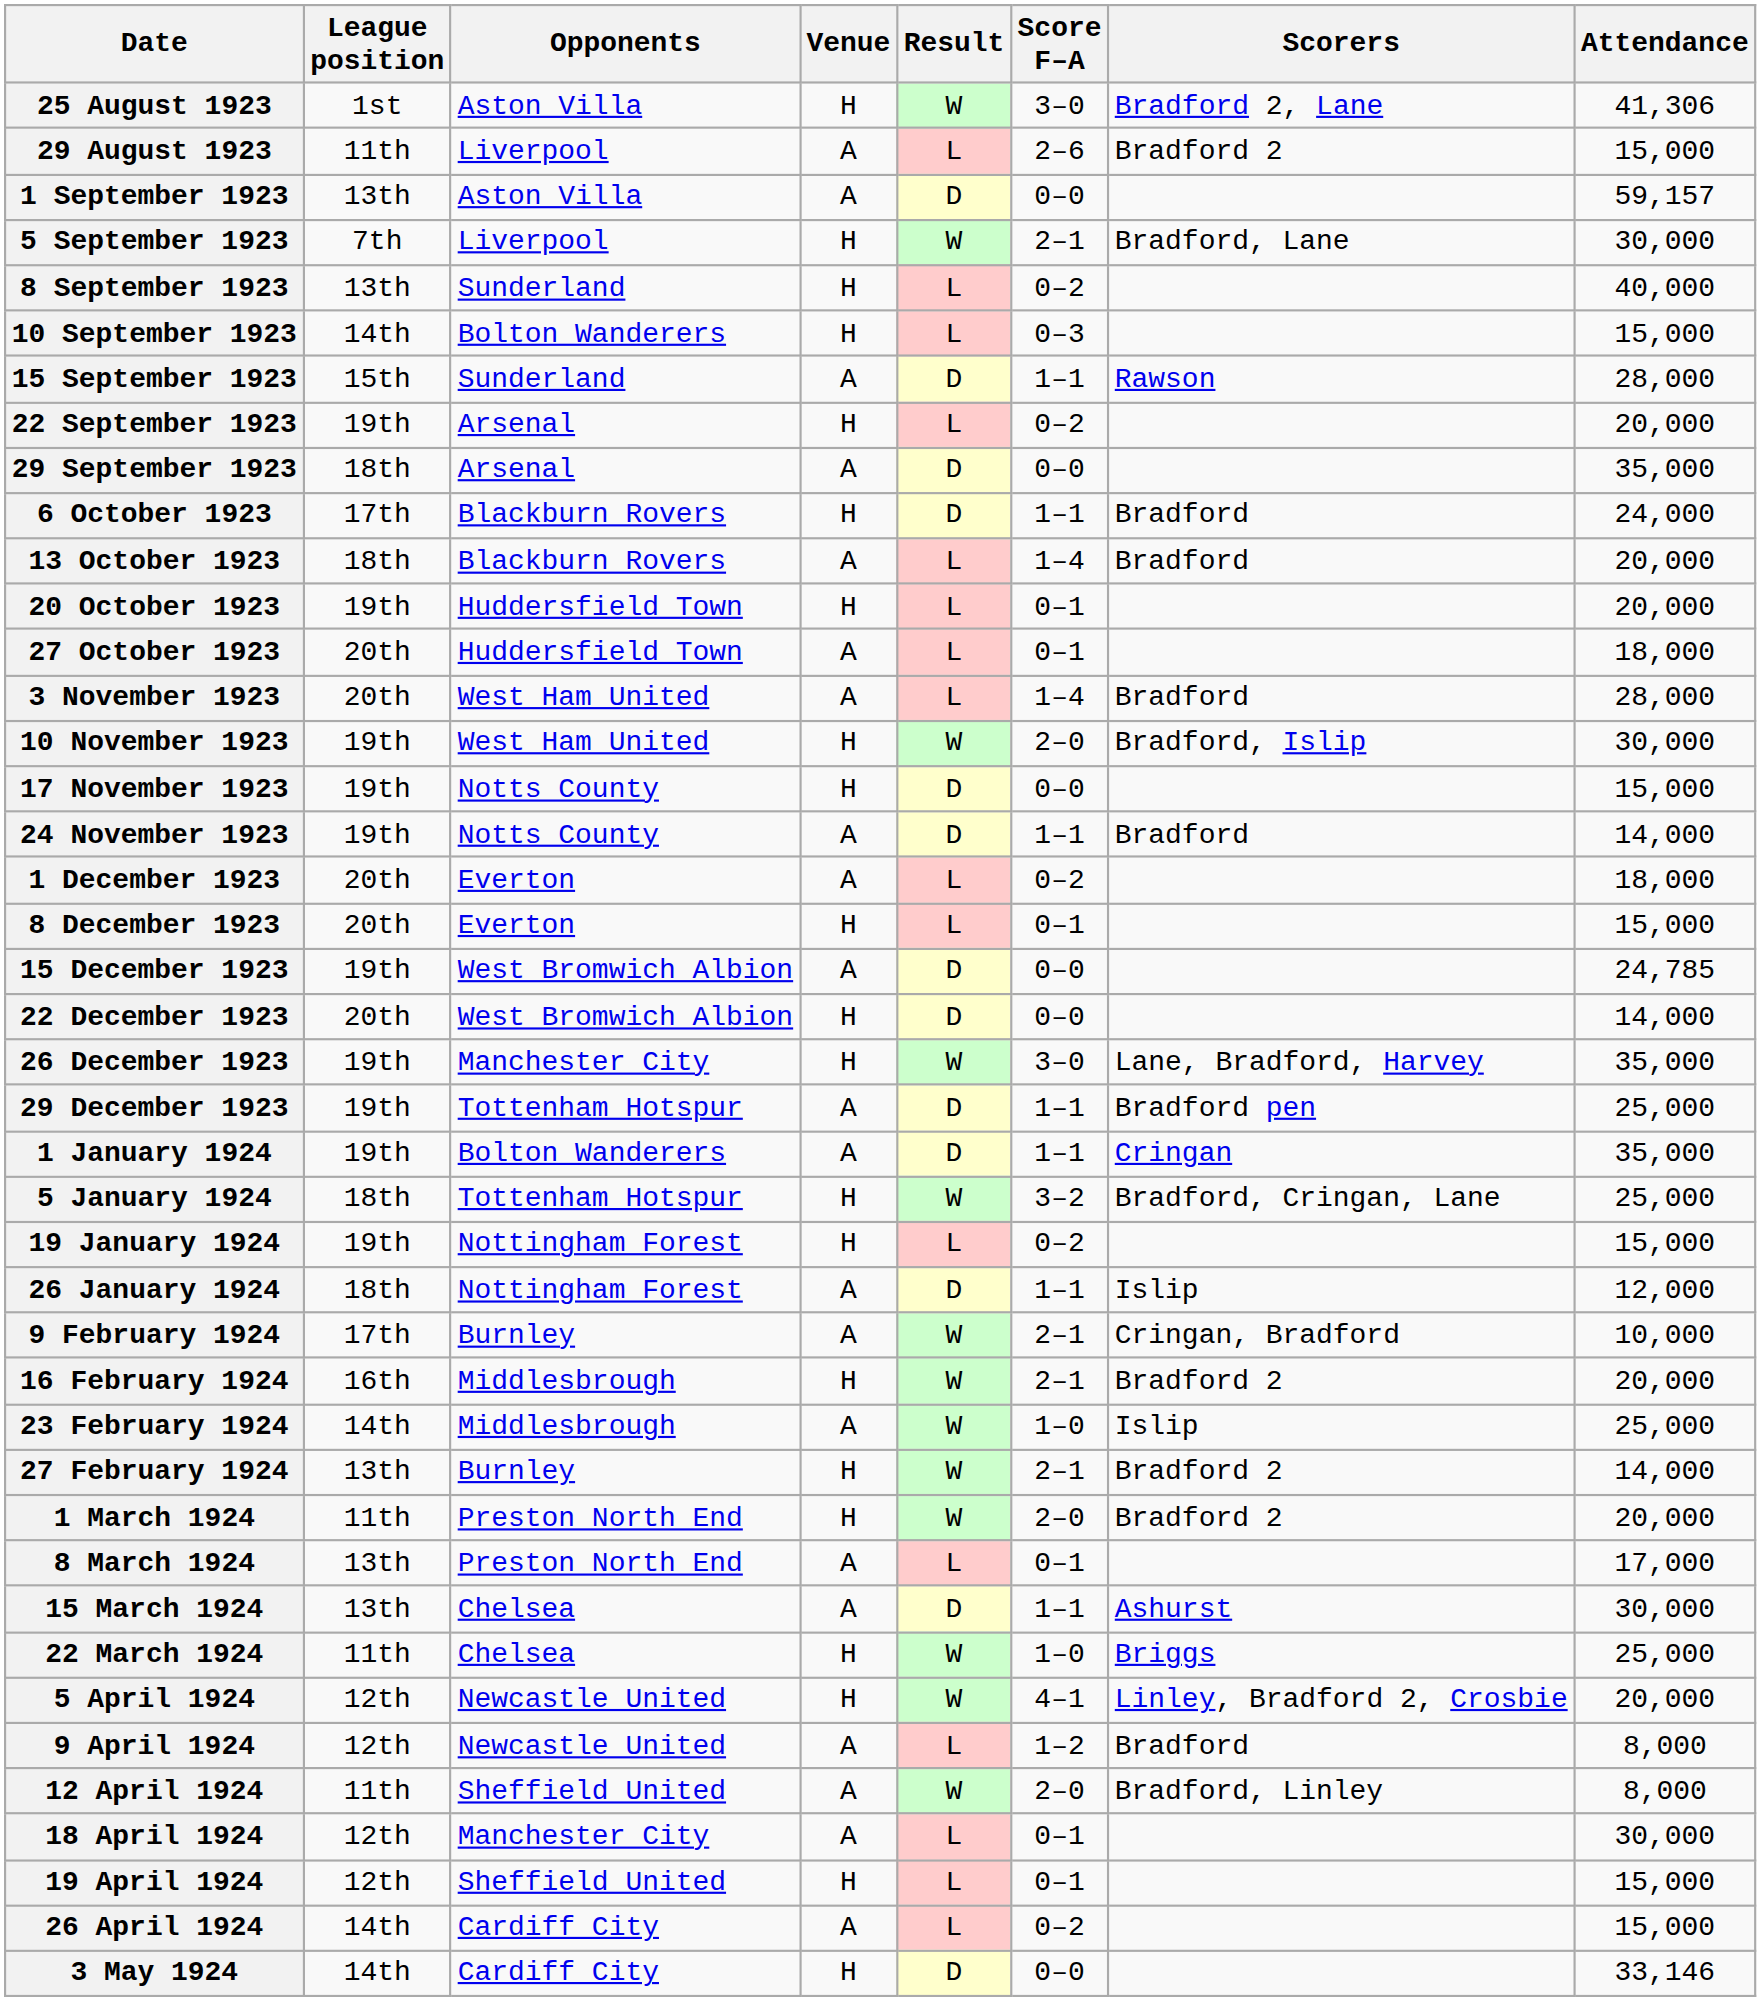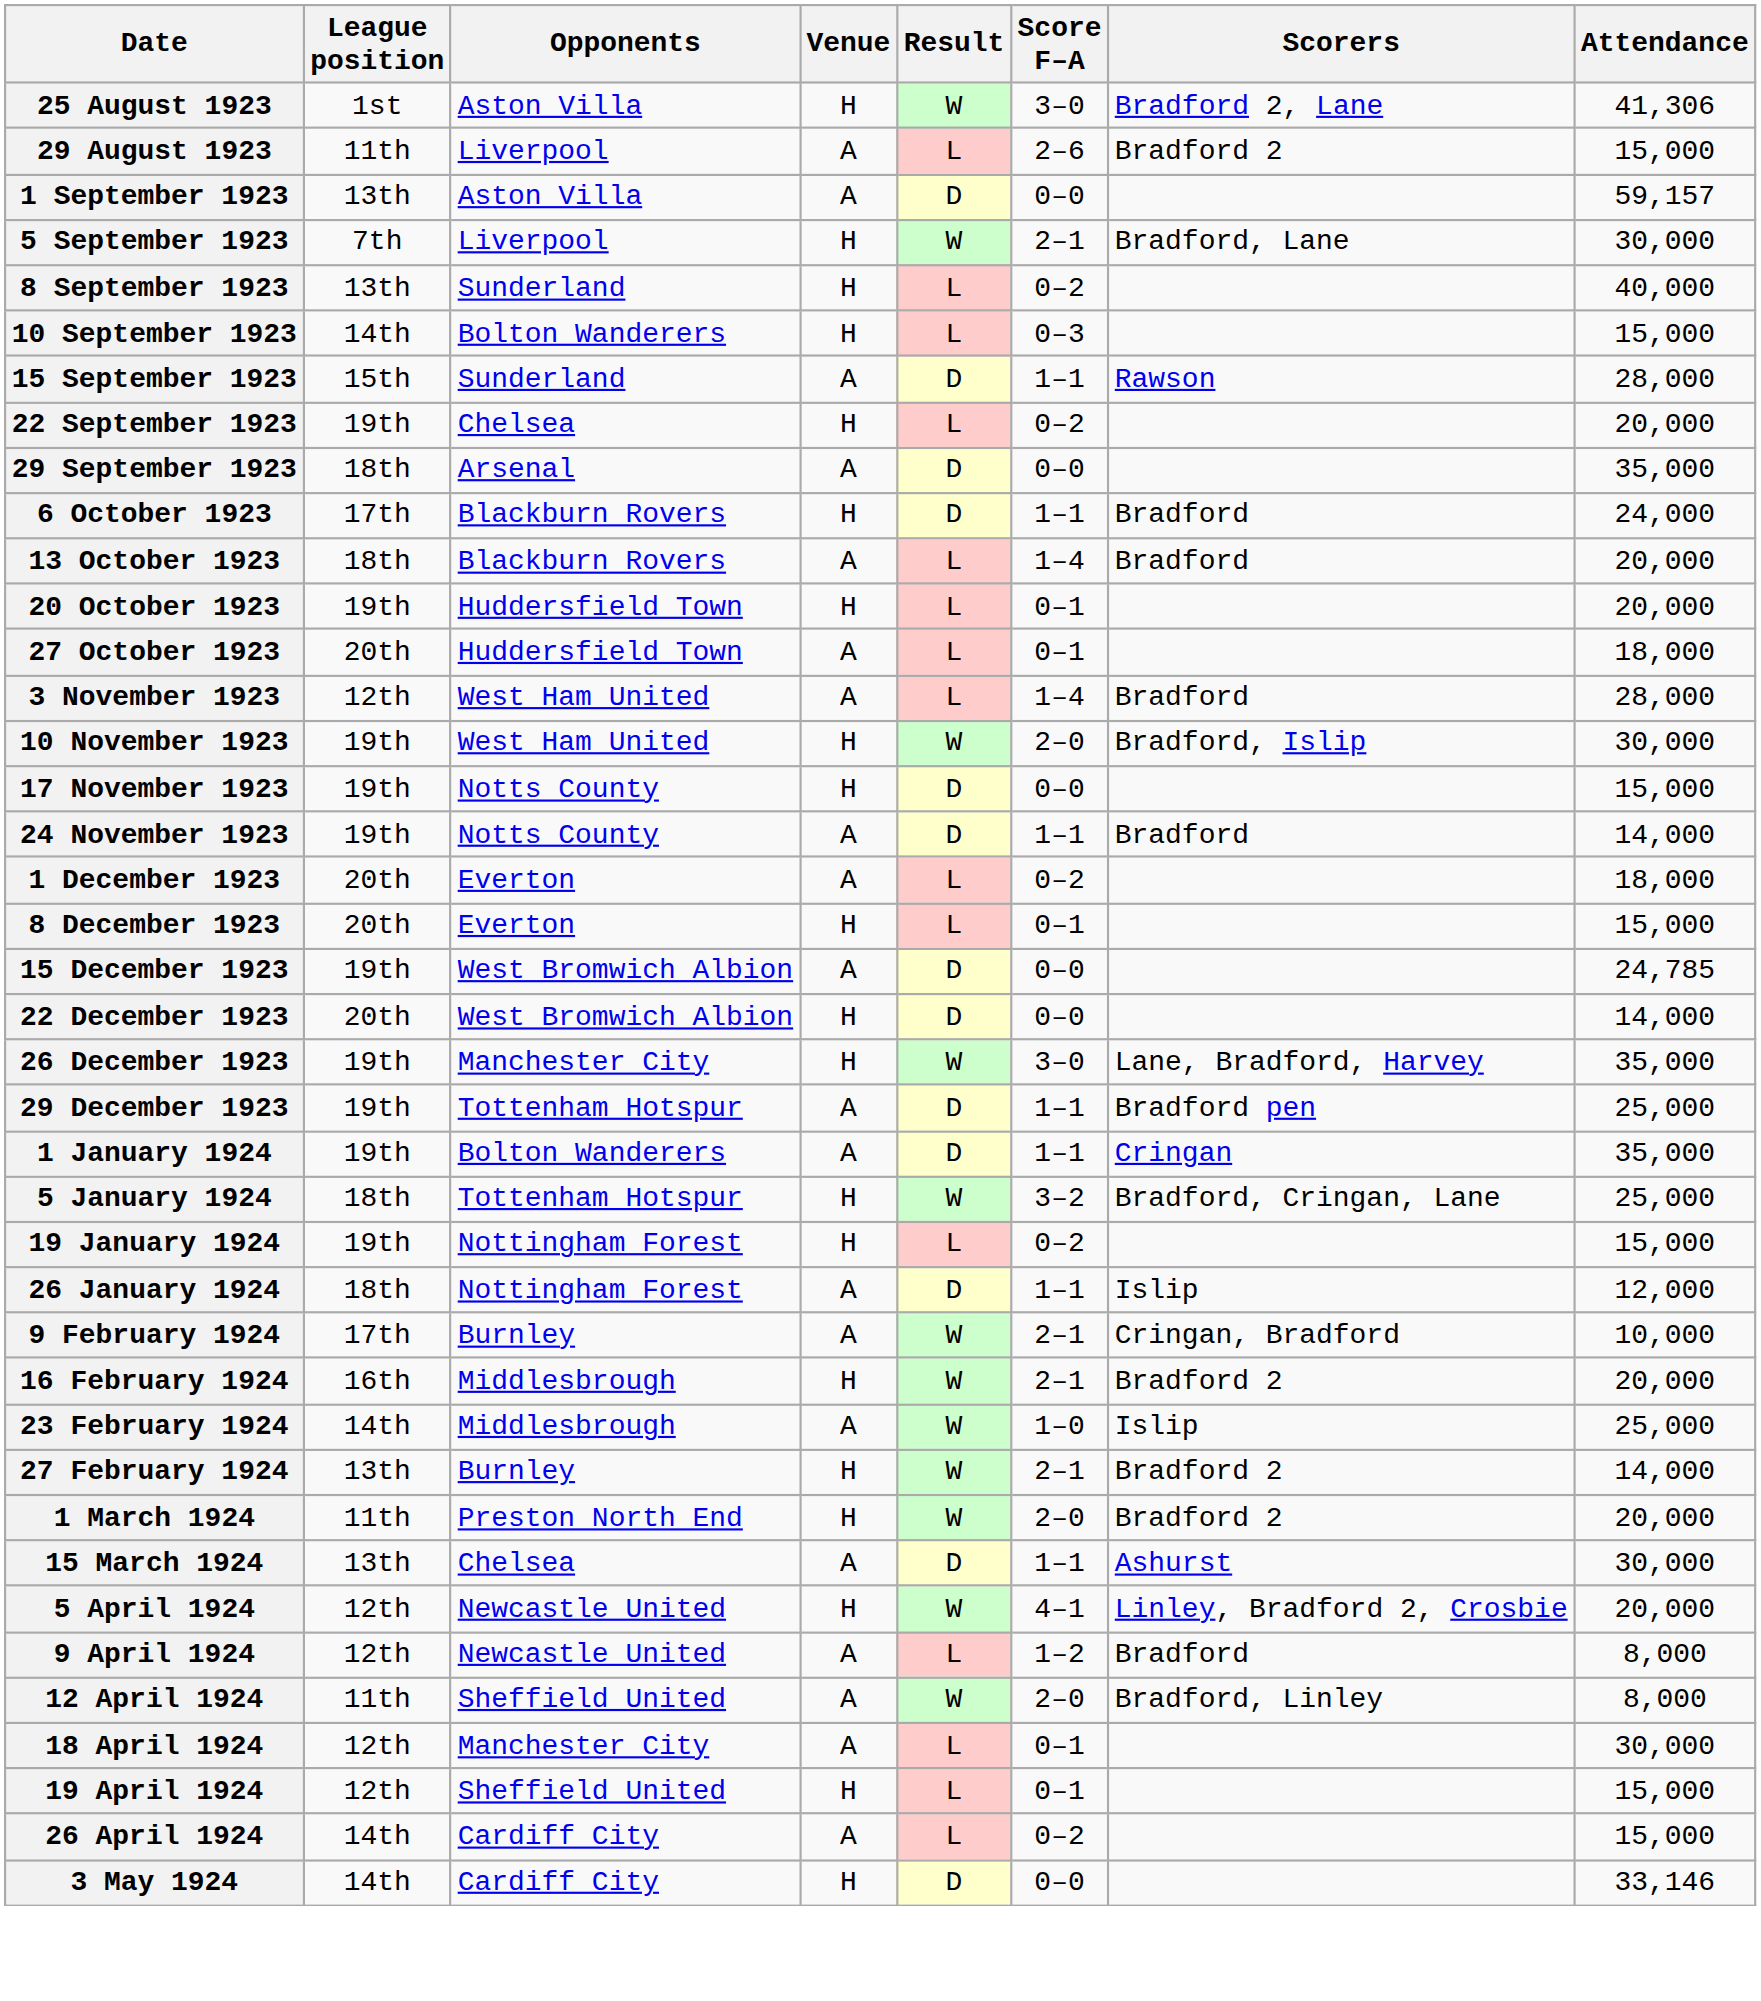(516, 425) Arsenal -> (516, 425) Chelsea
(377, 698) 20th -> (377, 698) 12th
- row: (154, 1563)
- row: (154, 1654)
